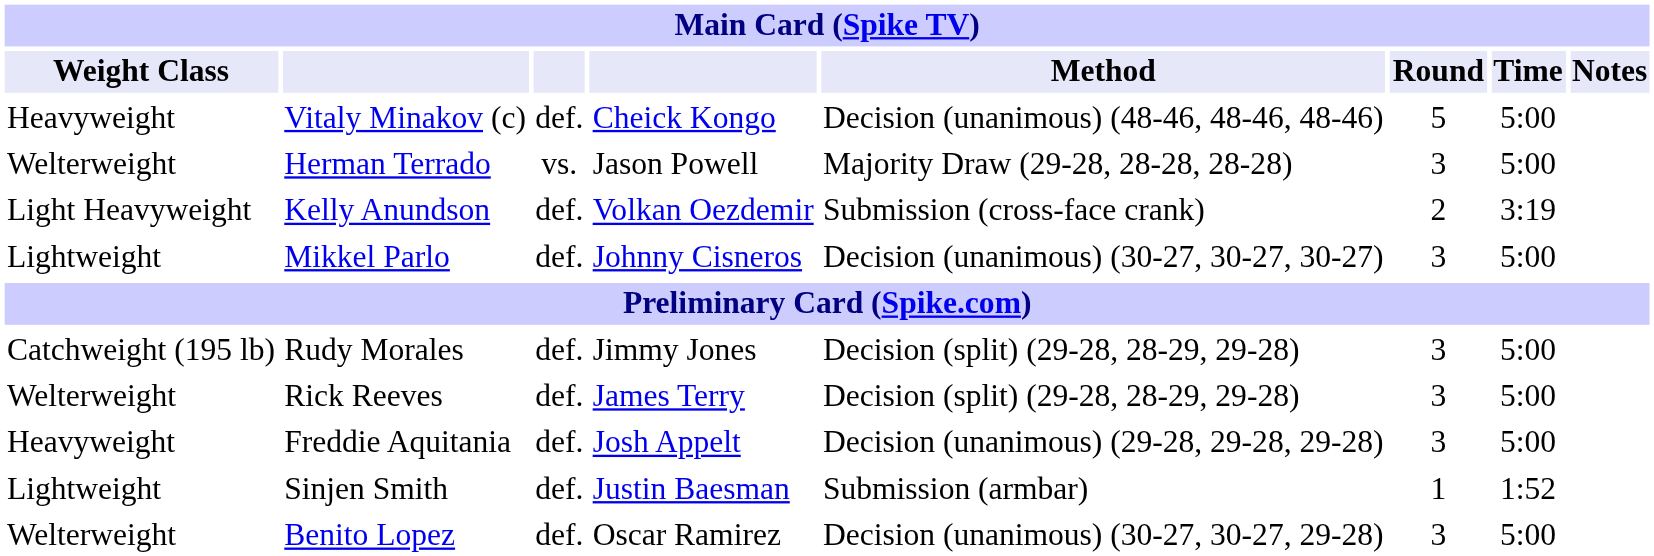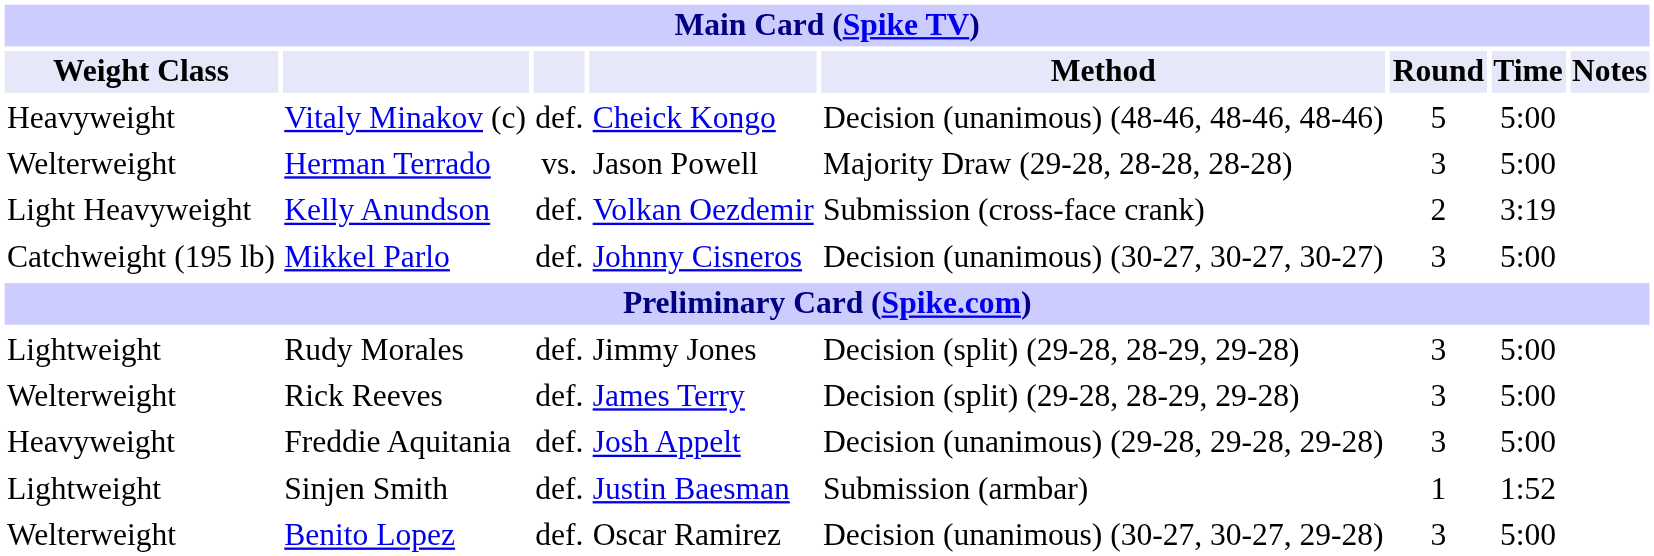(84, 256) Lightweight -> (141, 256) Catchweight (195 lb)
(141, 349) Catchweight (195 lb) -> (84, 349) Lightweight
